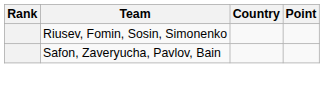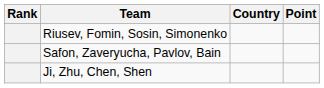+ row: (97, 72)
